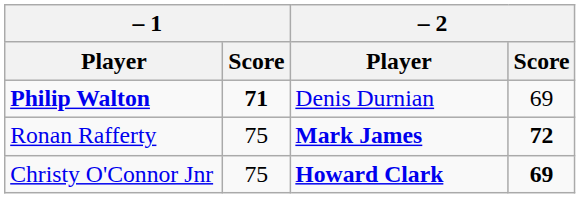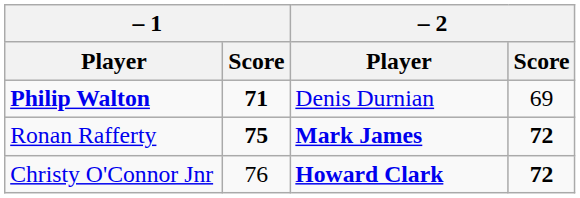(256, 135) normal -> (256, 135) bold
(256, 173) 75 -> (256, 173) 76
(542, 173) 69 -> (542, 173) 72
